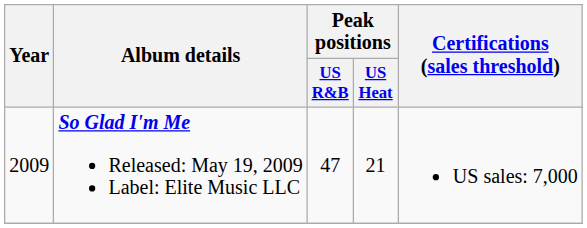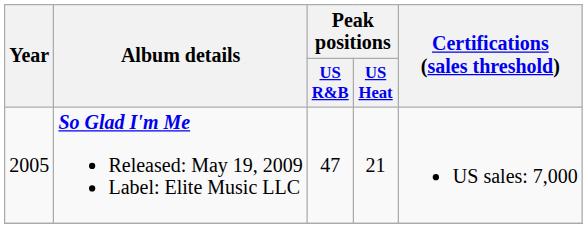(29, 164) 2009 -> (29, 164) 2005
